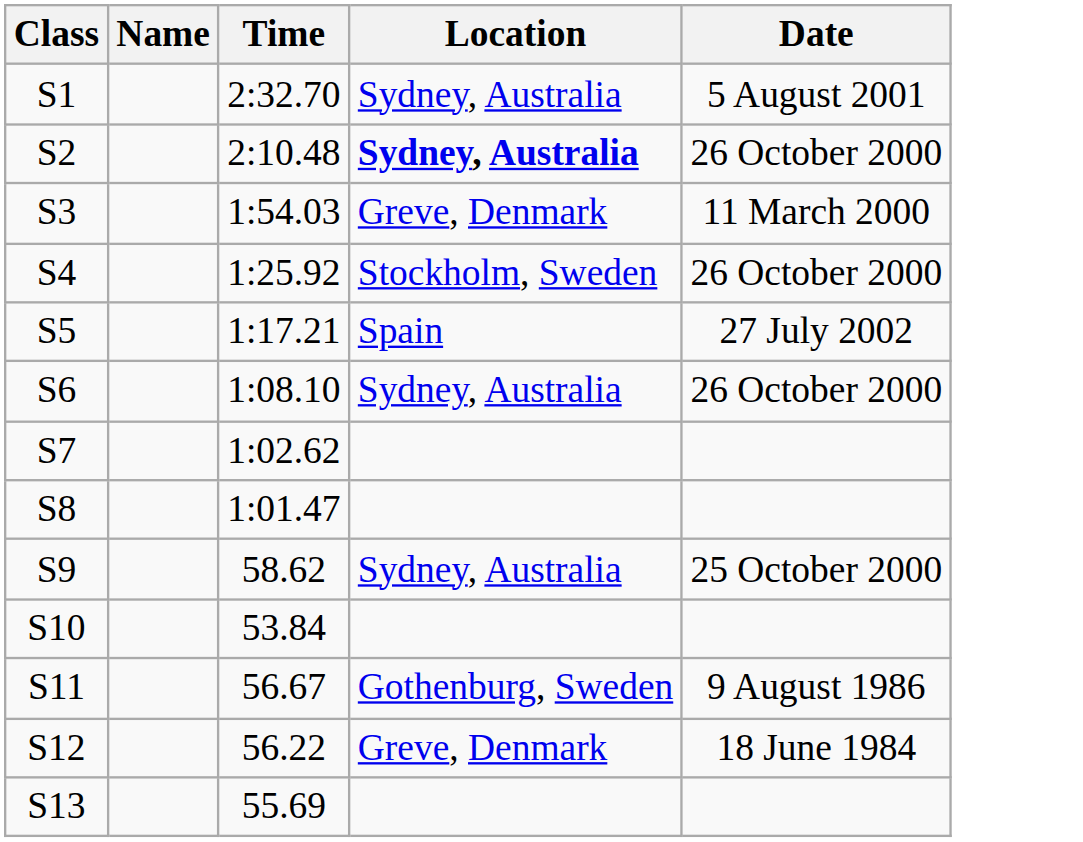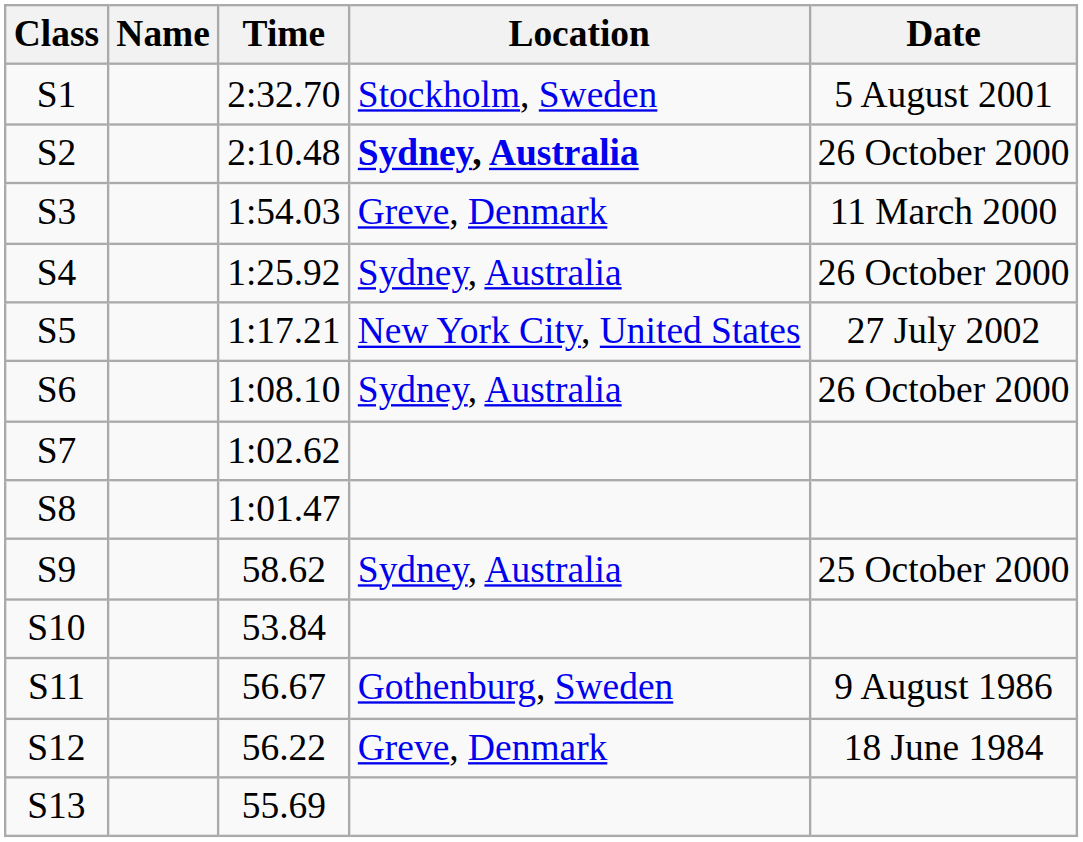(490, 93) Sydney, Australia -> (508, 93) Stockholm, Sweden
(508, 271) Stockholm, Sweden -> (490, 271) Sydney, Australia
(400, 331) Spain -> (579, 331) New York City, United States
